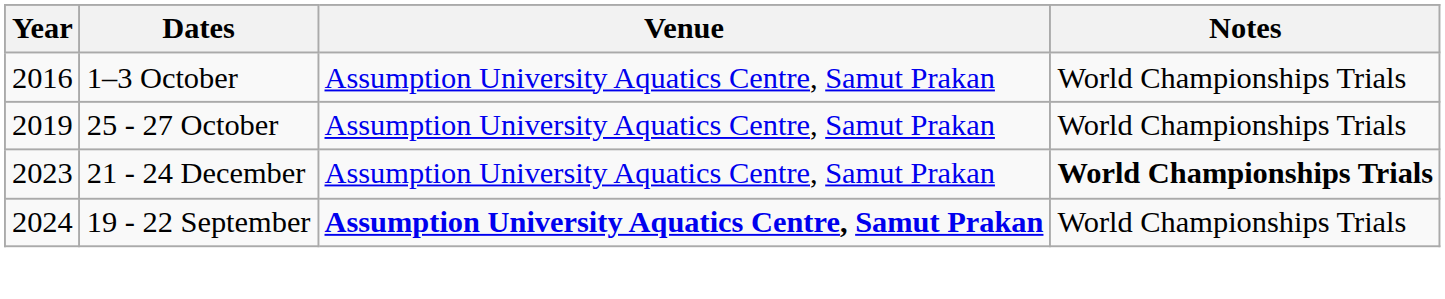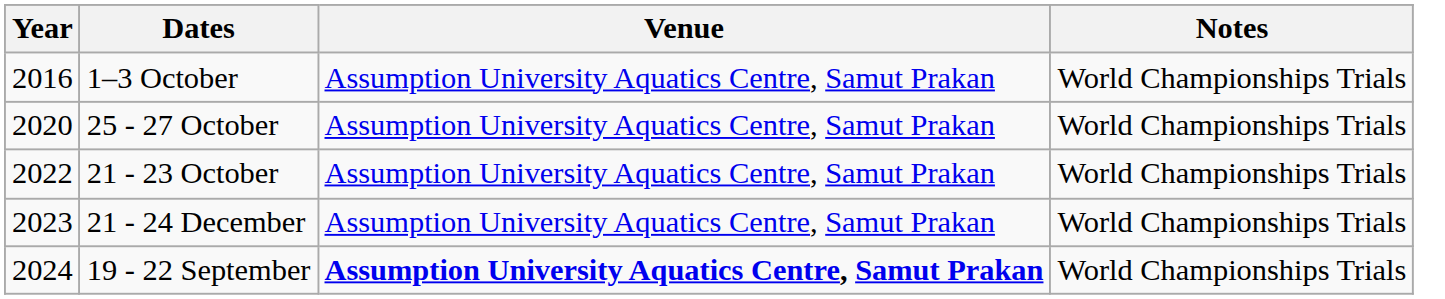(42, 125) 2019 -> (42, 125) 2020
+ row: (183, 173)
(1245, 173) bold -> (1232, 221) normal
